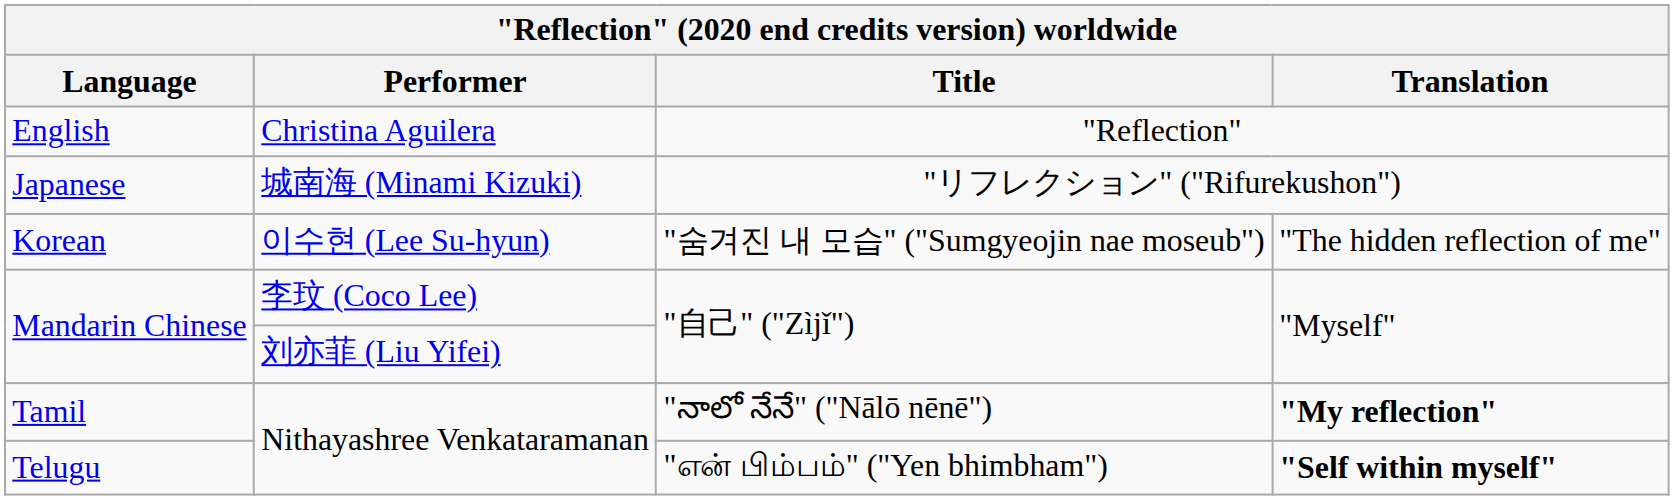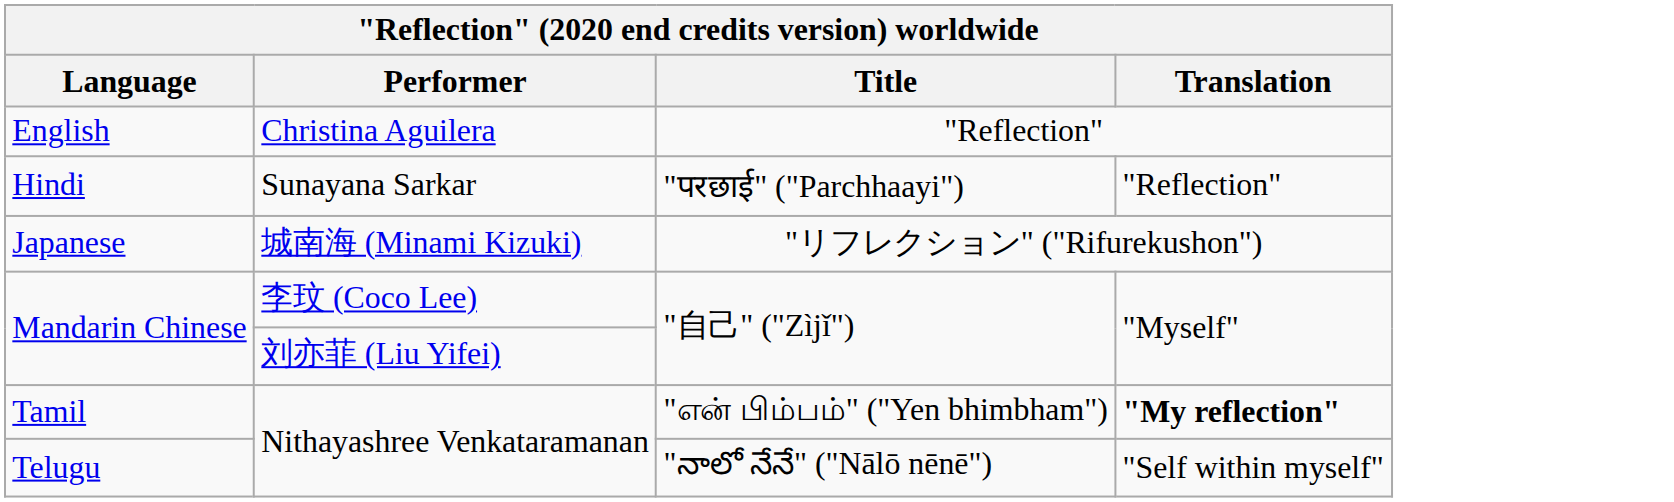+ row: (49, 185)
- row: (59, 240)
(828, 407) "నాలో నేనే" ("Nālō nēnē") -> (886, 409) "என் பிம்பம்" ("Yen bhimbham")
(886, 465) "என் பிம்பம்" ("Yen bhimbham") -> (828, 463) "నాలో నేనే" ("Nālō nēnē")
(1418, 467) bold -> (1253, 467) normal
